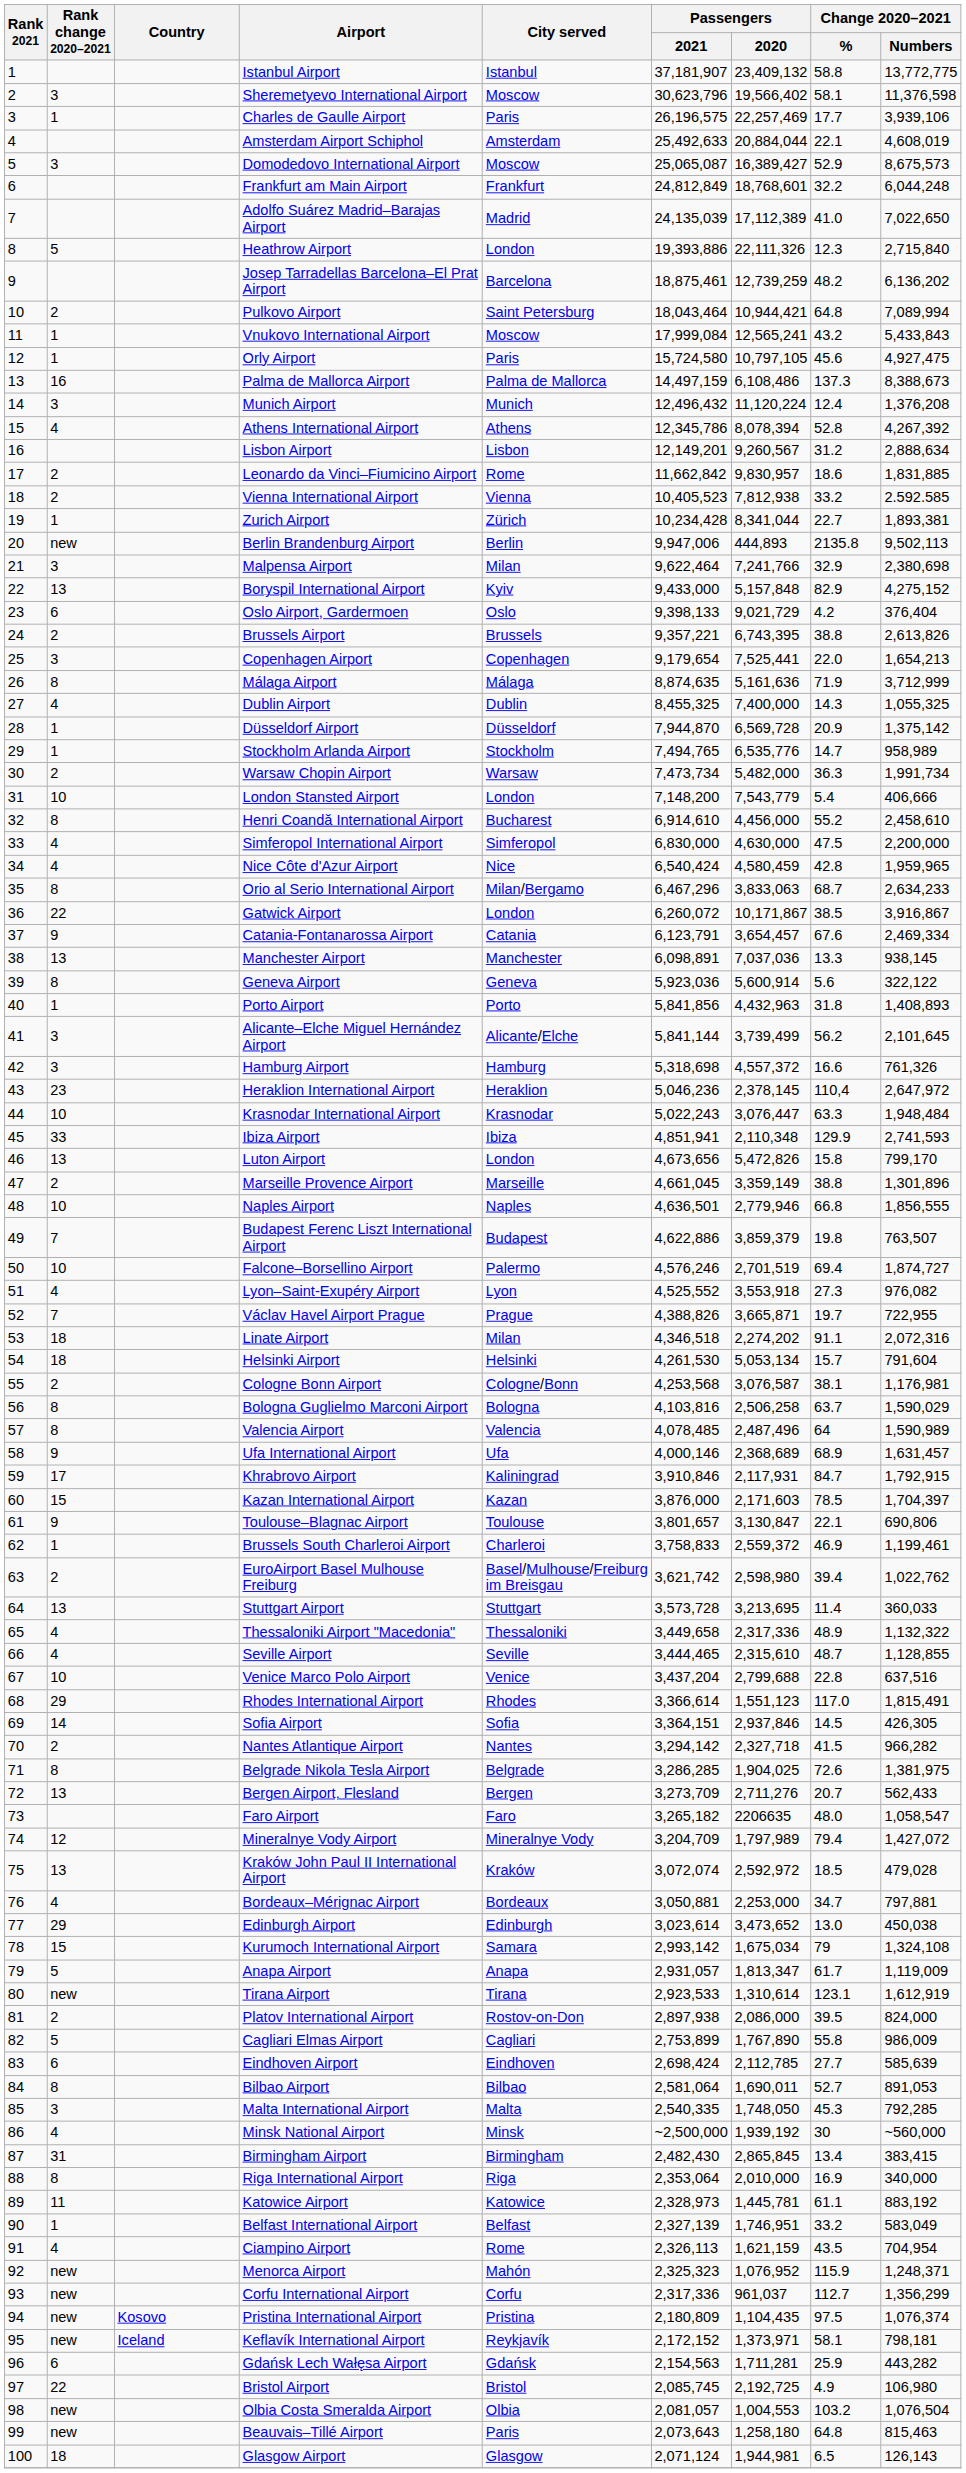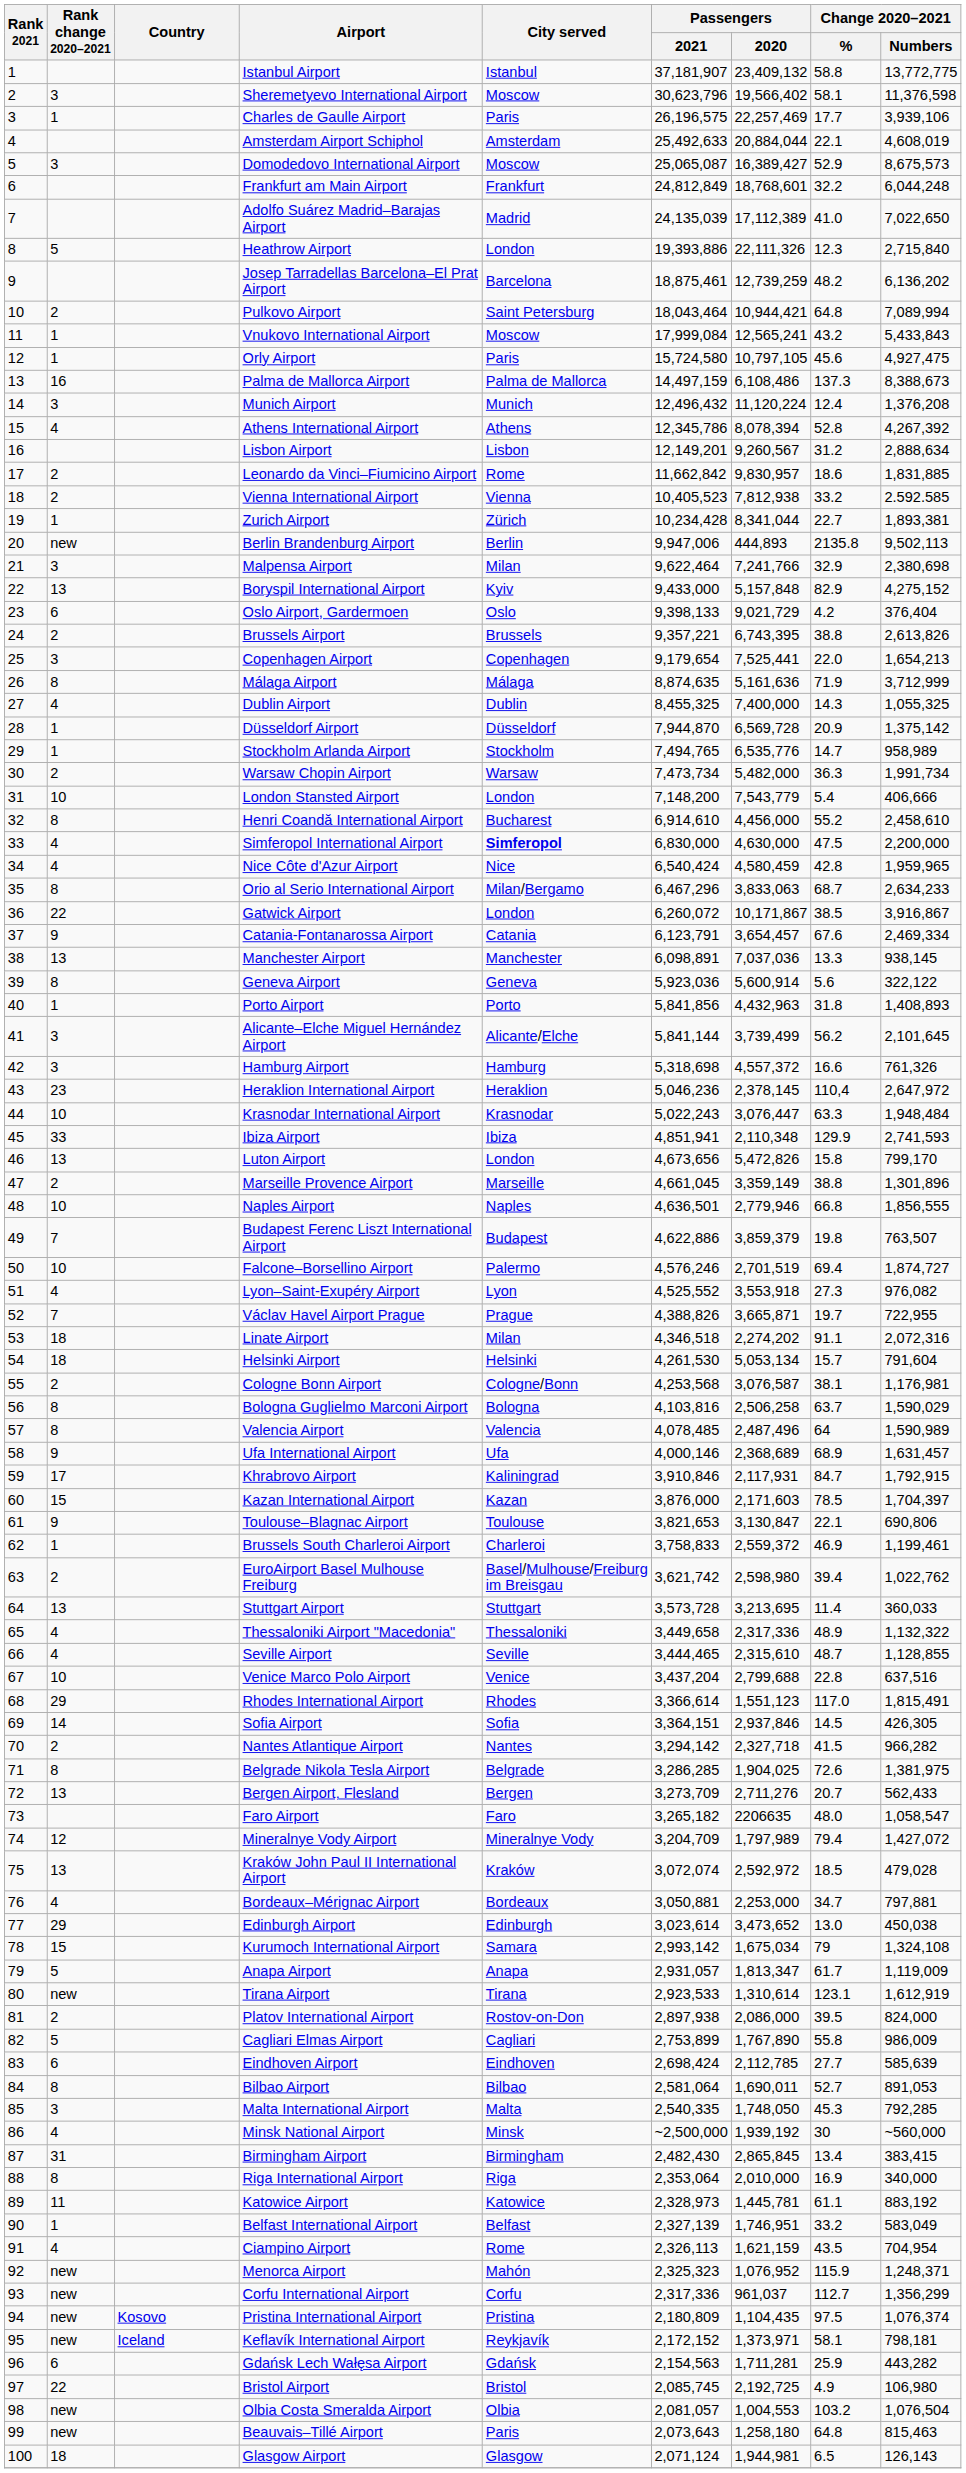(521, 843) normal -> (524, 843) bold
(687, 1522) 3,801,657 -> (687, 1522) 3,821,653
